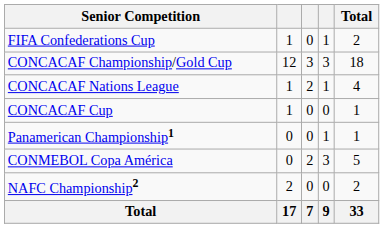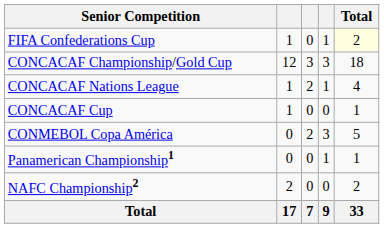(357, 40) no background -> (357, 40) lightyellow background
rows swapped: (90, 161) <-> (91, 136)
